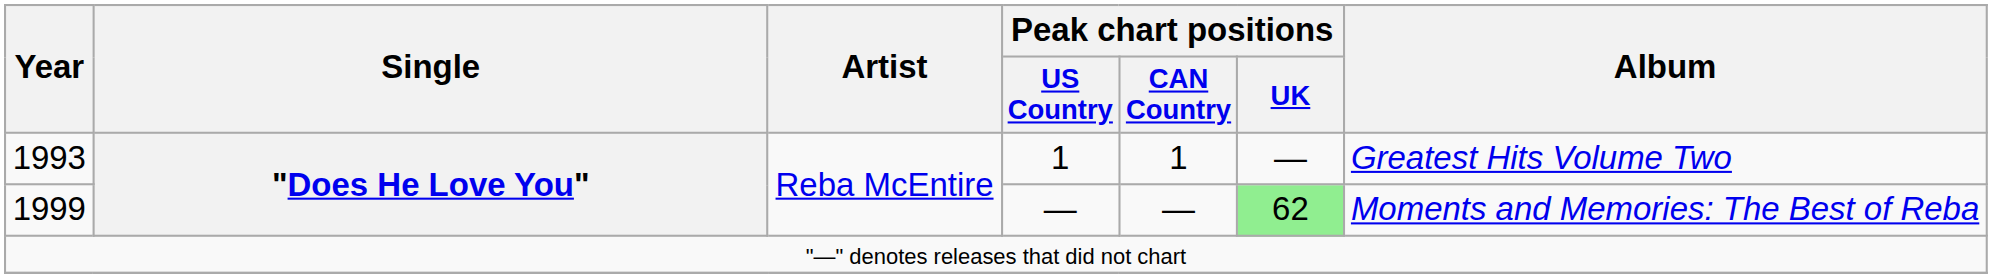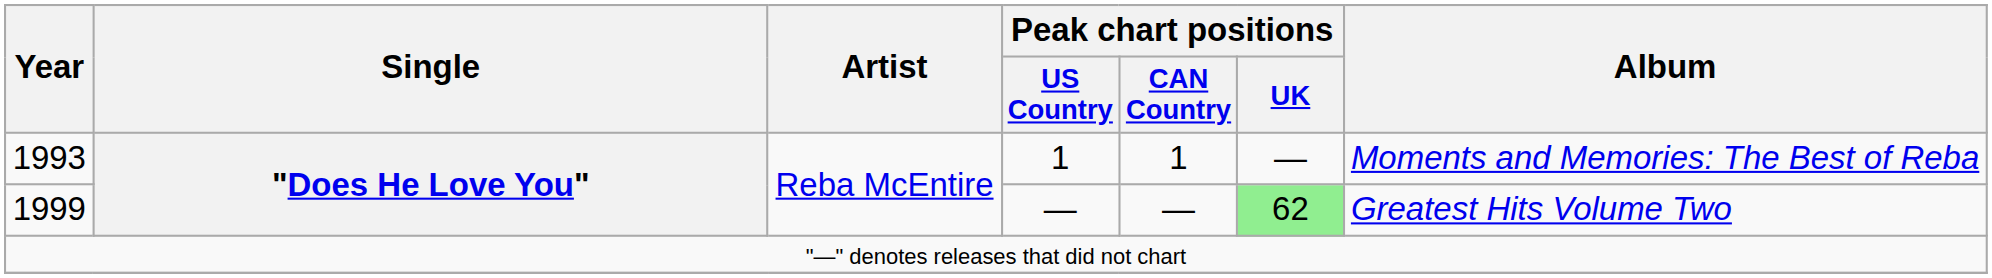(1541, 157) Greatest Hits Volume Two -> (1665, 157) Moments and Memories: The Best of Reba
(1665, 209) Moments and Memories: The Best of Reba -> (1541, 209) Greatest Hits Volume Two
